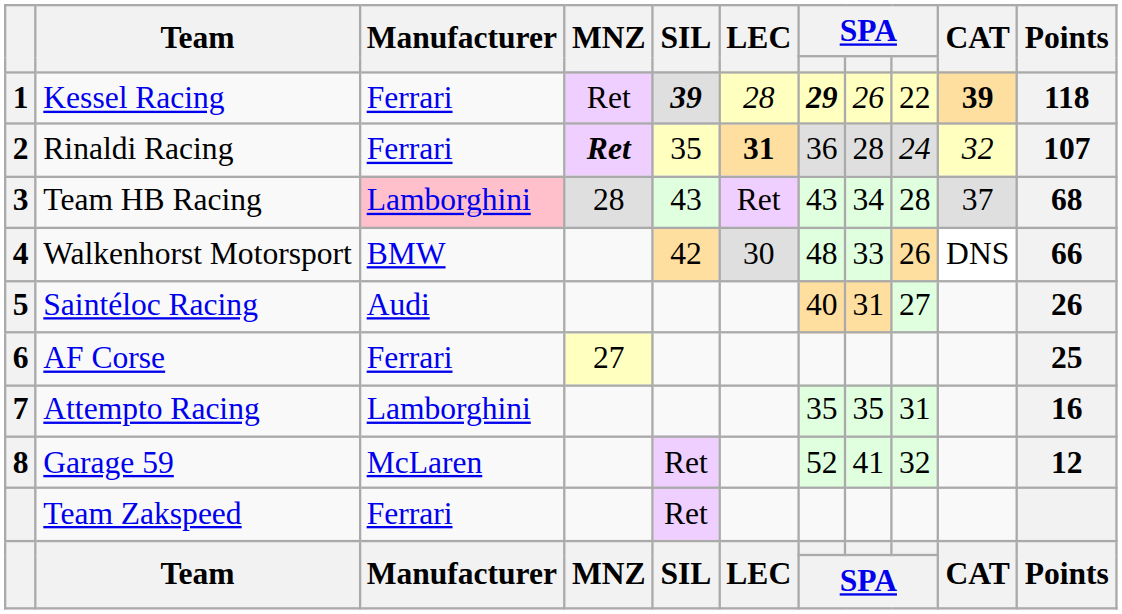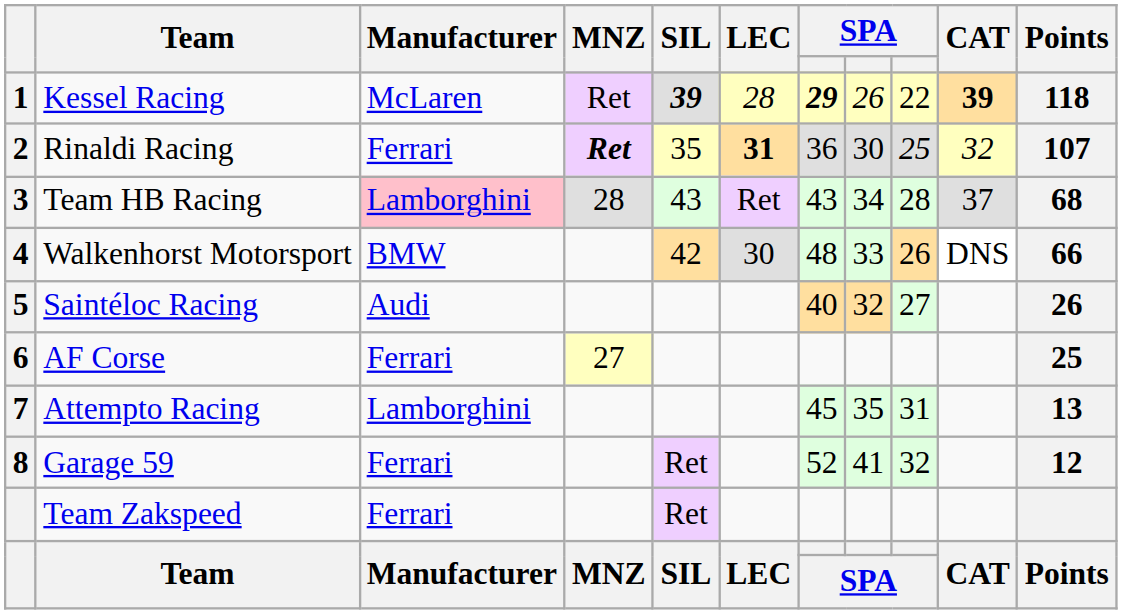(410, 97) Ferrari -> (424, 97) McLaren
(868, 149) 28 -> (868, 149) 30
(915, 149) 24 -> (915, 149) 25
(868, 305) 31 -> (868, 305) 32
(822, 409) 35 -> (822, 409) 45
(1067, 409) 16 -> (1067, 409) 13
(424, 461) McLaren -> (410, 461) Ferrari
